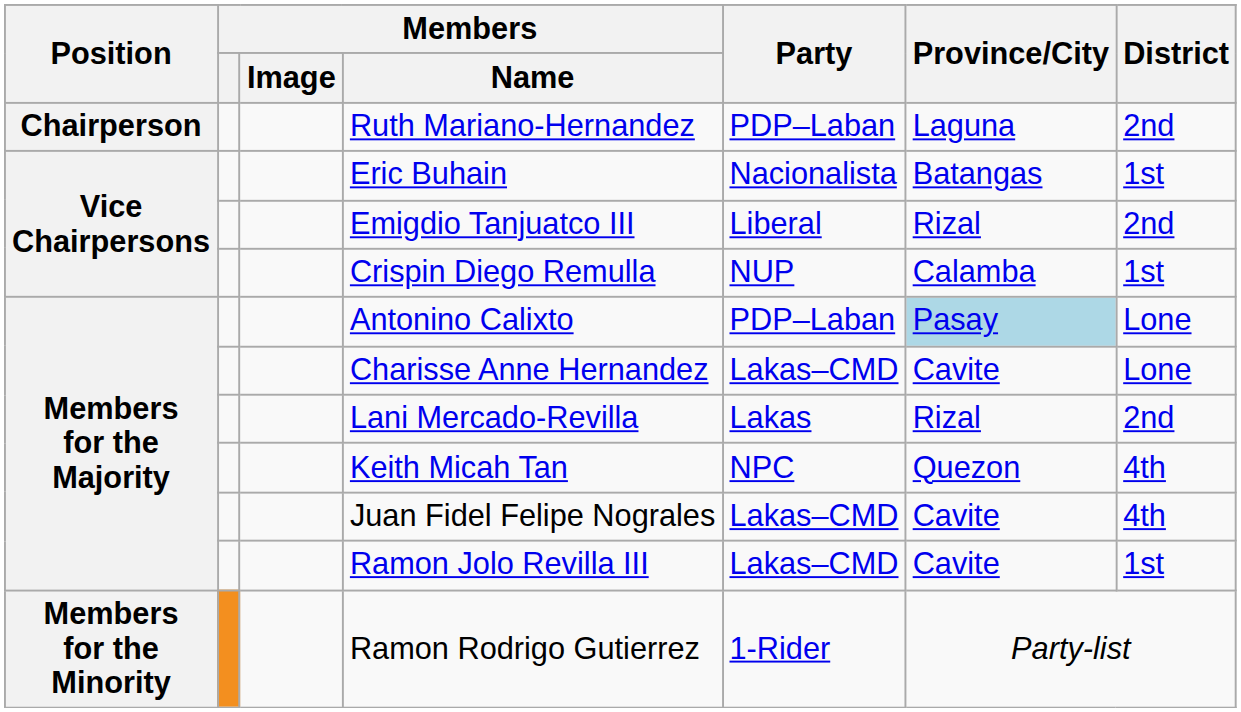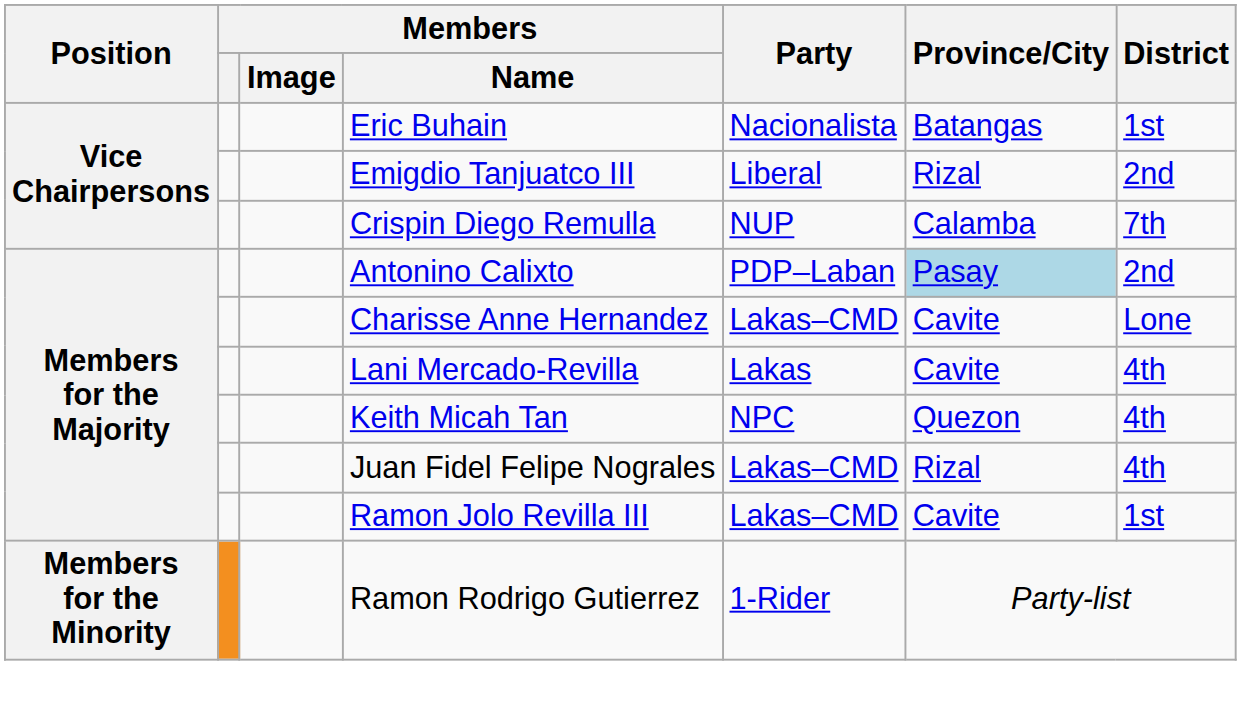- row: (522, 126)
(1144, 272) 1st -> (1145, 223) 7th
(1157, 321) Lone -> (1149, 272) 2nd
(947, 418) Rizal -> (956, 369) Cavite
(1149, 418) 2nd -> (1145, 369) 4th
(956, 516) Cavite -> (947, 467) Rizal
